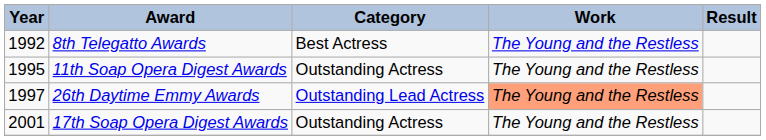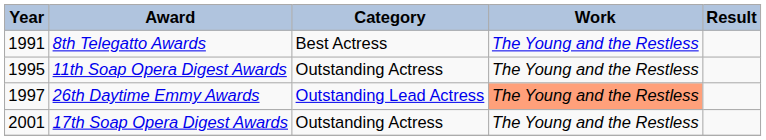(27, 43) 1992 -> (27, 43) 1991
